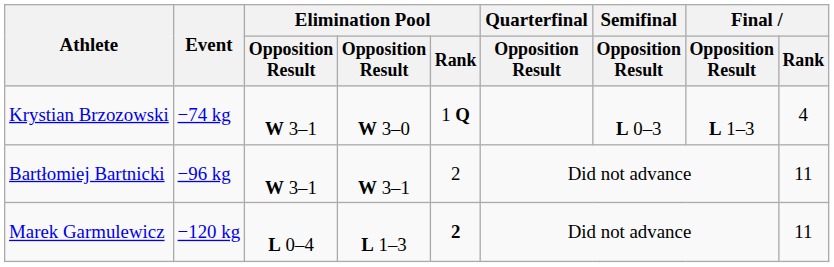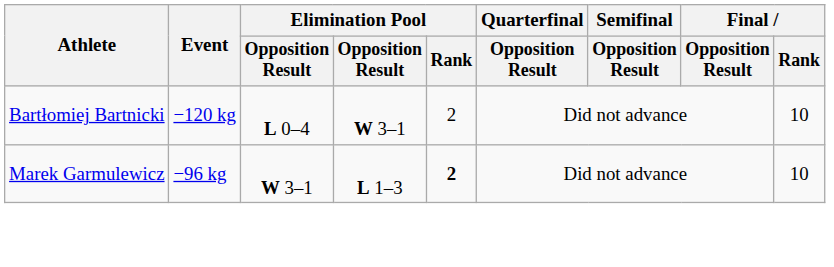- row: (89, 115)
(204, 173) −96 kg -> (205, 115) −120 kg
(291, 187) W 3–1 -> (287, 129) L 0–4
(803, 173) 11 -> (799, 115) 10
(209, 232) −120 kg -> (200, 173) −96 kg
(291, 245) L 0–4 -> (287, 187) W 3–1
(803, 232) 11 -> (799, 173) 10
